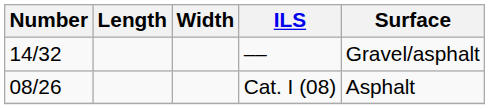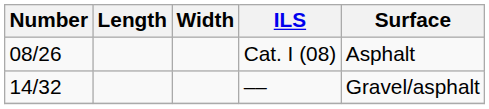rows swapped: (290, 86) <-> (255, 53)
